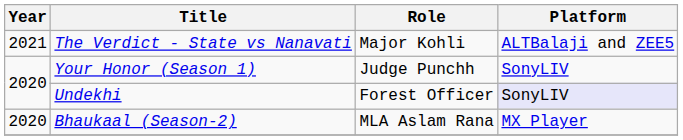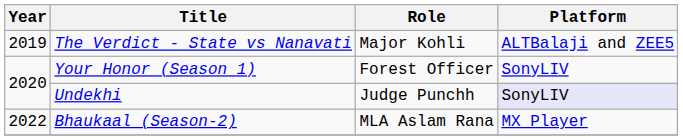(28, 44) 2021 -> (28, 44) 2019
(417, 70) Judge Punchh -> (427, 70) Forest Officer
(427, 96) Forest Officer -> (417, 96) Judge Punchh
(28, 122) 2020 -> (28, 122) 2022
